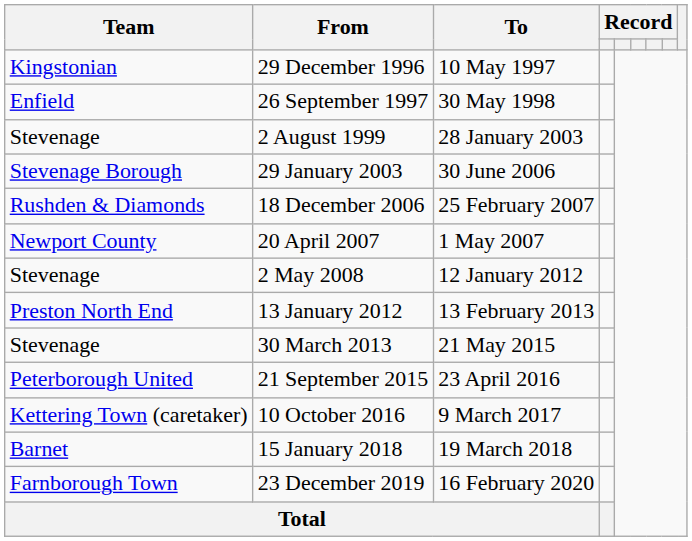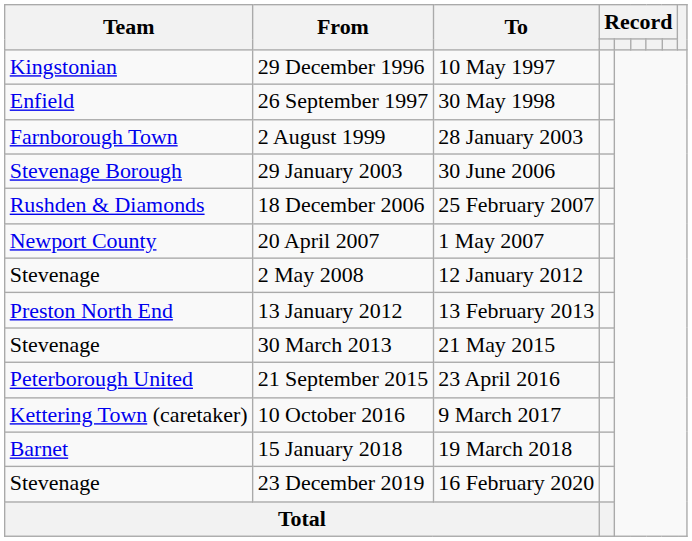(55, 136) Stevenage -> (94, 136) Farnborough Town
(94, 483) Farnborough Town -> (55, 483) Stevenage
